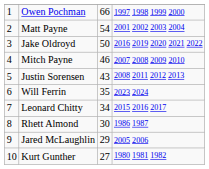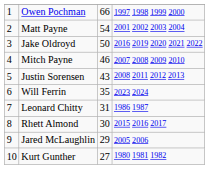(105, 108) 34 -> (105, 108) 31
(140, 108) 2015 2016 2017 -> (131, 108) 1986 1987
(131, 124) 1986 1987 -> (140, 124) 2015 2016 2017
